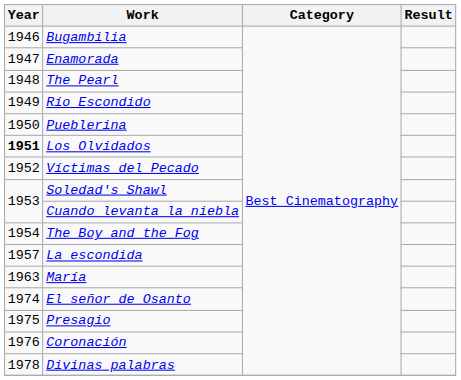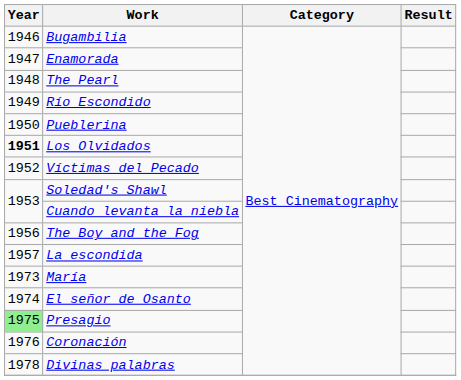(24, 234) 1954 -> (24, 234) 1956
(24, 277) 1963 -> (24, 277) 1973
(24, 321) no background -> (24, 321) lightgreen background
